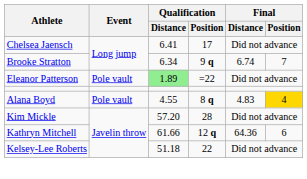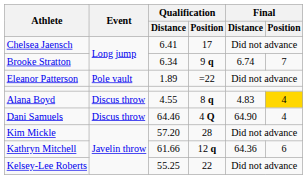(168, 78) lightgreen background -> (168, 78) no background
(112, 100) Pole vault -> (118, 100) Discus throw
+ row: (35, 116)
(168, 150) 51.18 -> (168, 166) 55.25
